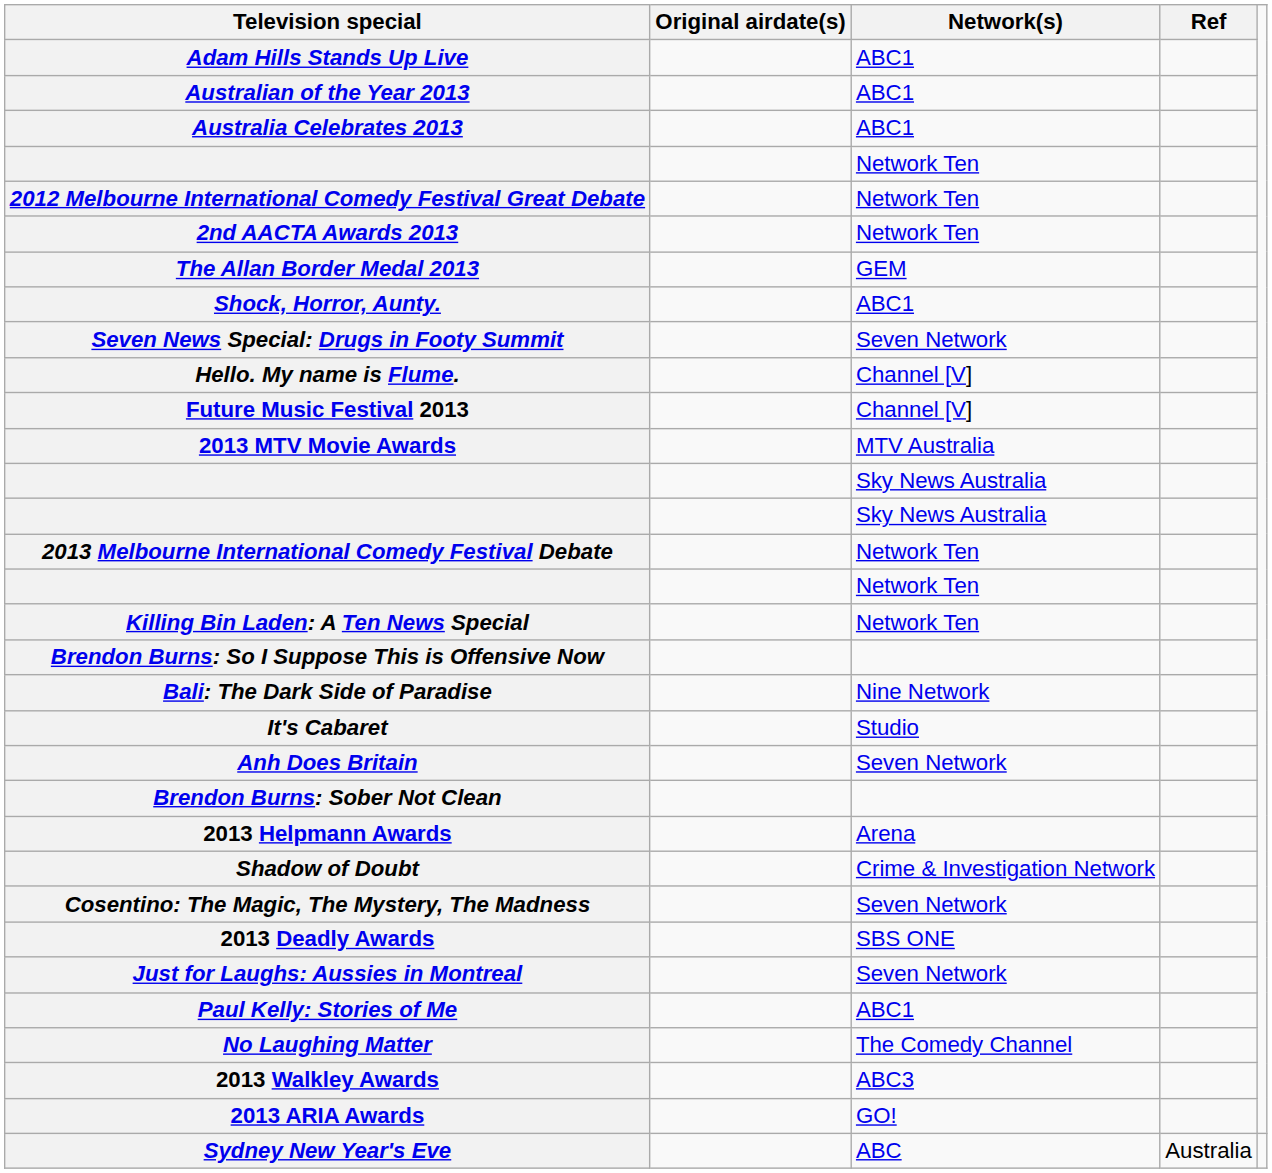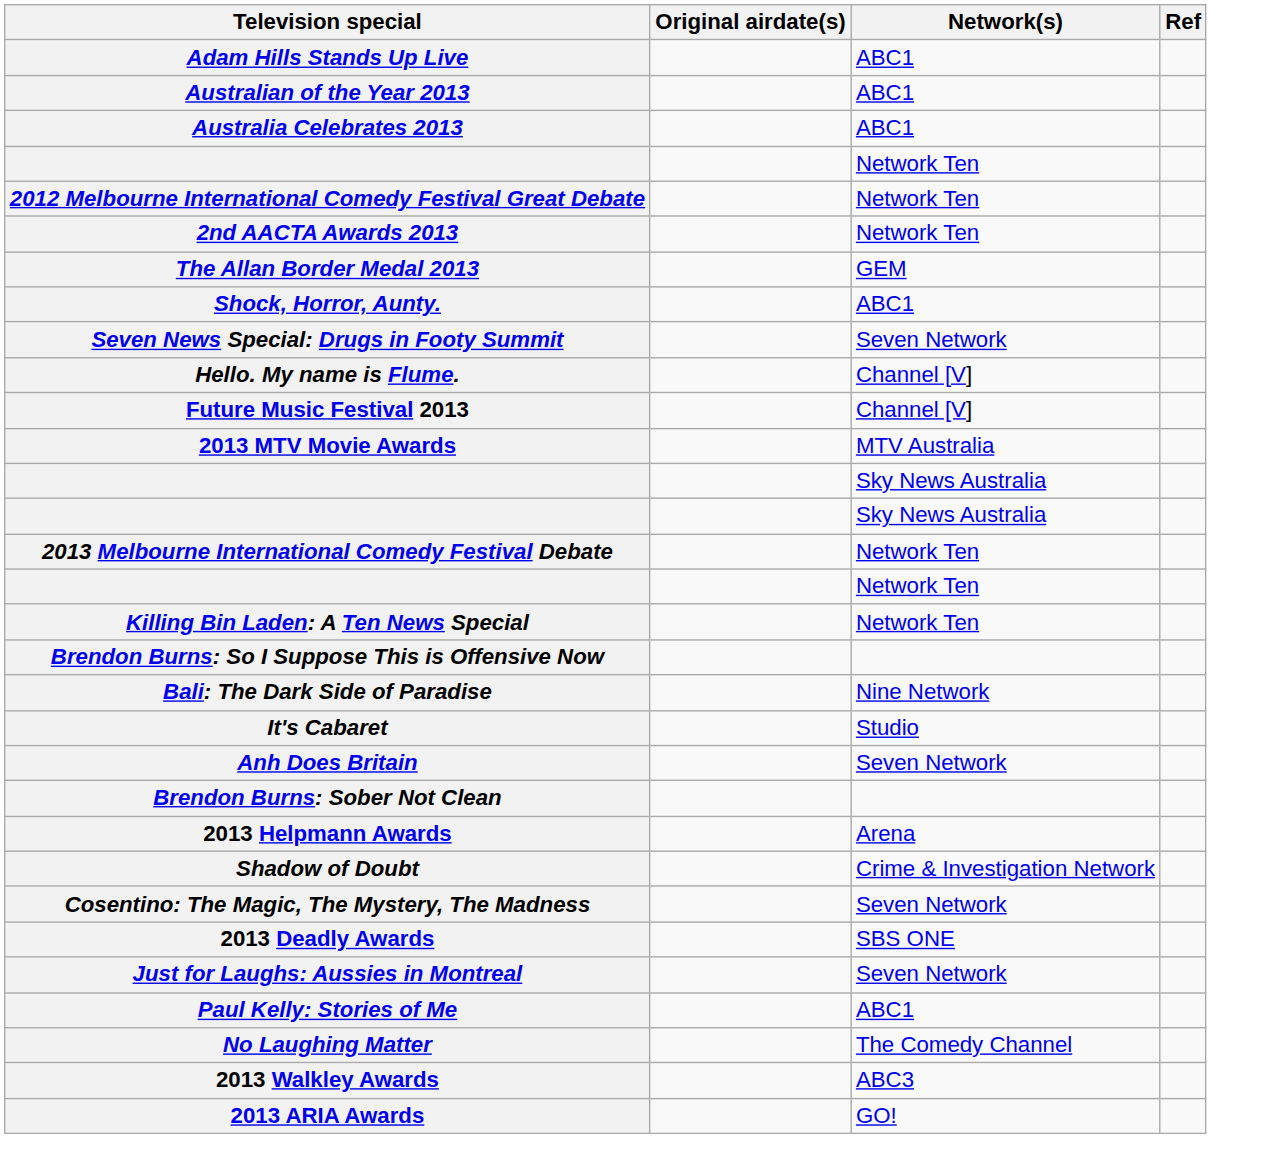- row: (327, 1150)
